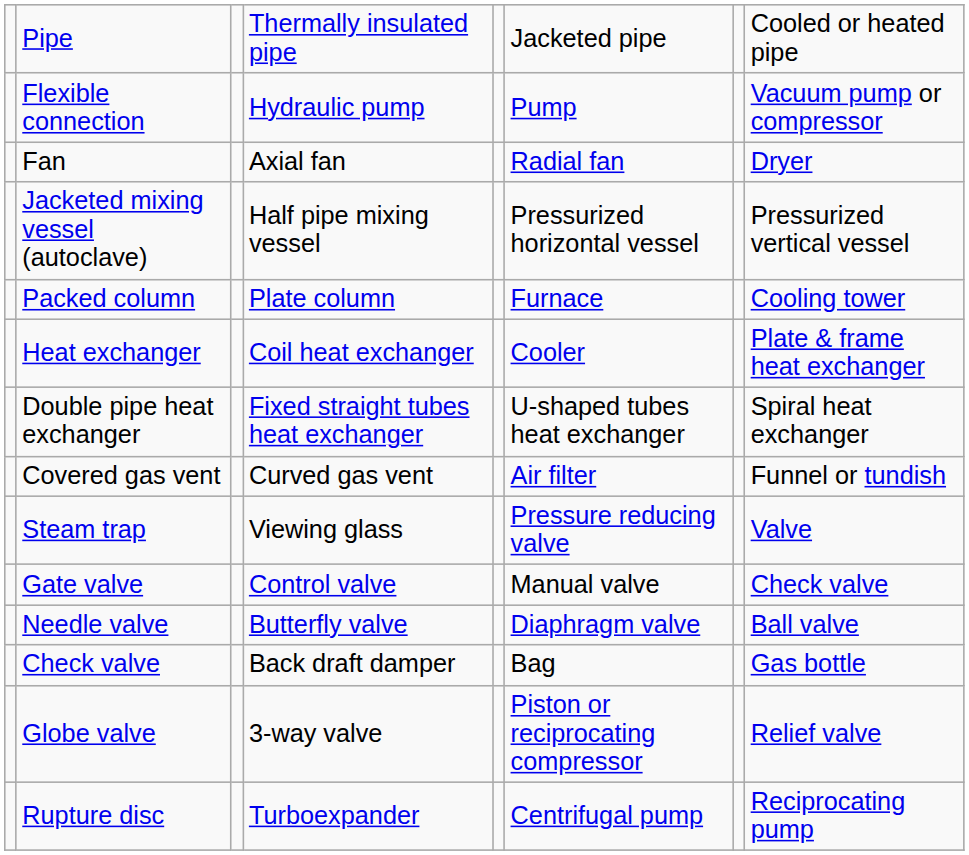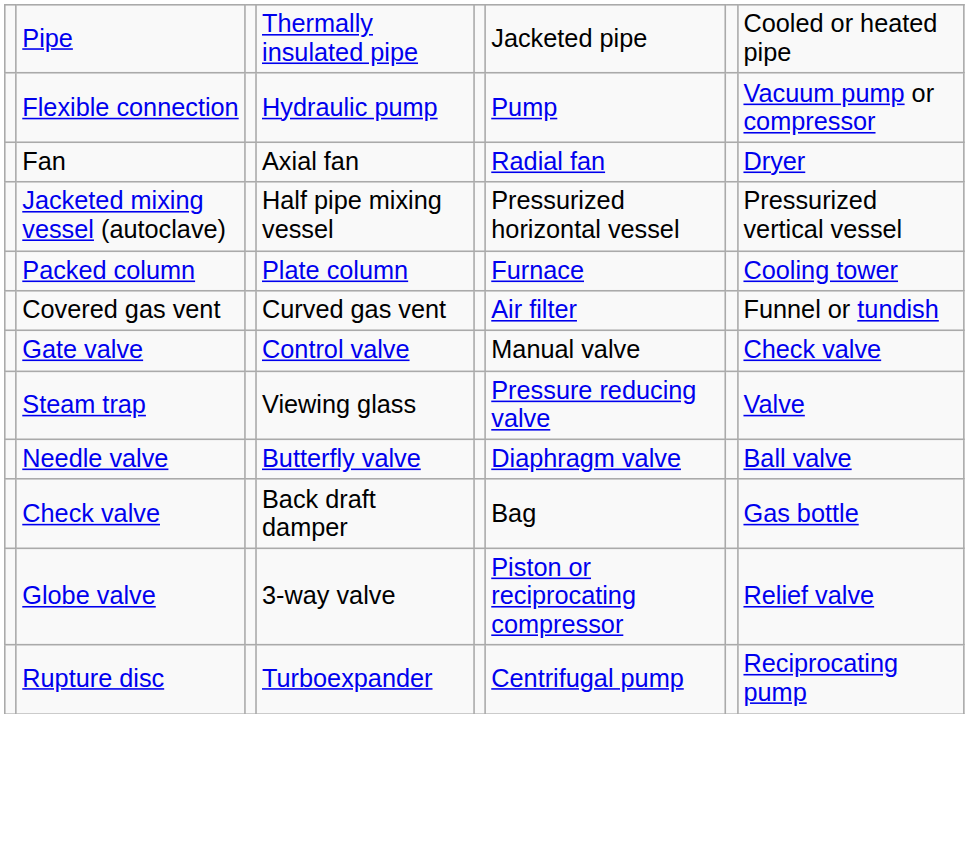- row: (112, 352)
- row: (118, 421)
rows swapped: (84, 530) <-> (83, 584)
